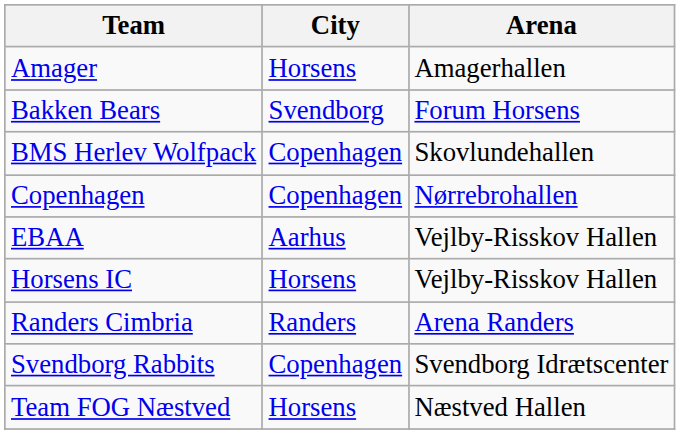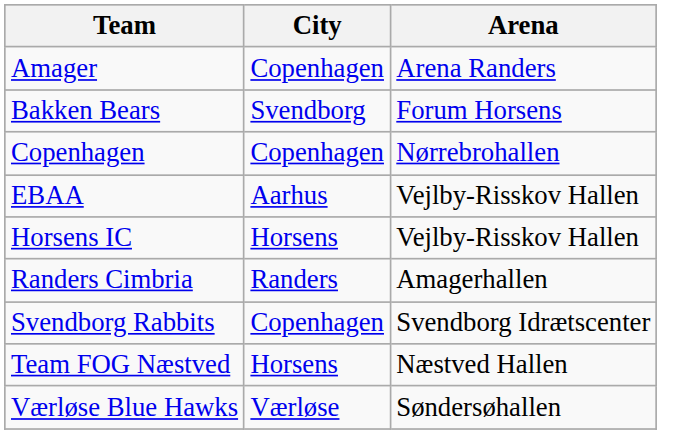(312, 68) Horsens -> (317, 68) Copenhagen
(490, 68) Amagerhallen -> (476, 68) Arena Randers
- row: (134, 152)
(494, 322) Arena Randers -> (472, 279) Amagerhallen
+ row: (125, 407)
